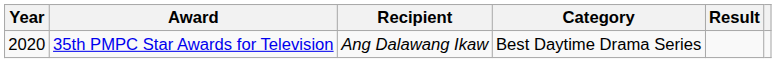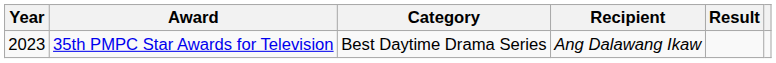columns swapped: (599, 17) <-> (415, 17)
(27, 44) 2020 -> (27, 44) 2023
